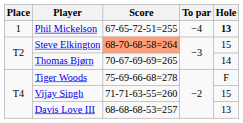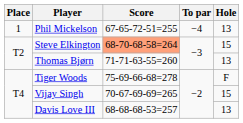(226, 28) bold -> (226, 28) normal
(141, 61) 70-67-69-69=265 -> (141, 61) 71-71-63-55=260
(226, 61) 14 -> (226, 61) 13
(141, 93) 71-71-63-55=260 -> (141, 93) 70-67-69-69=265
